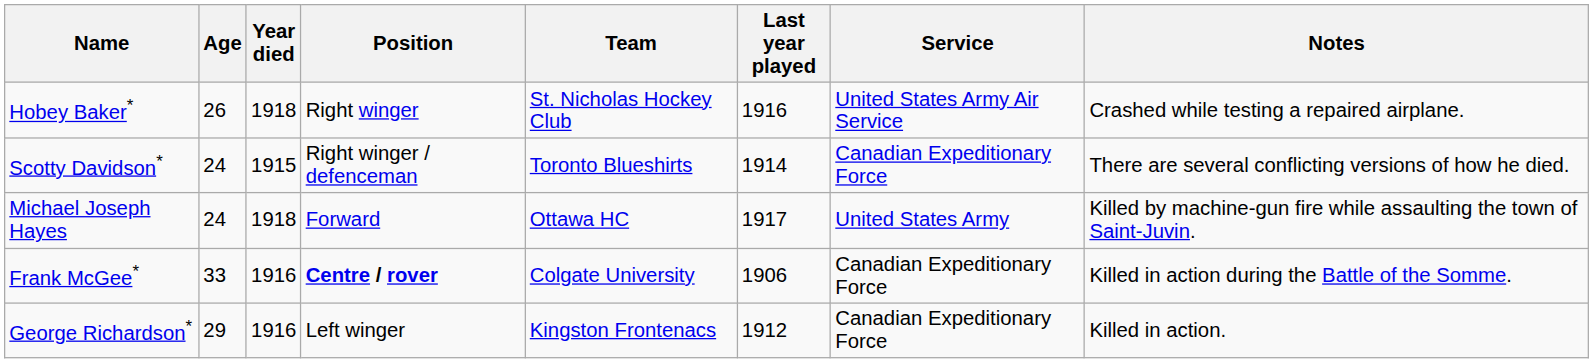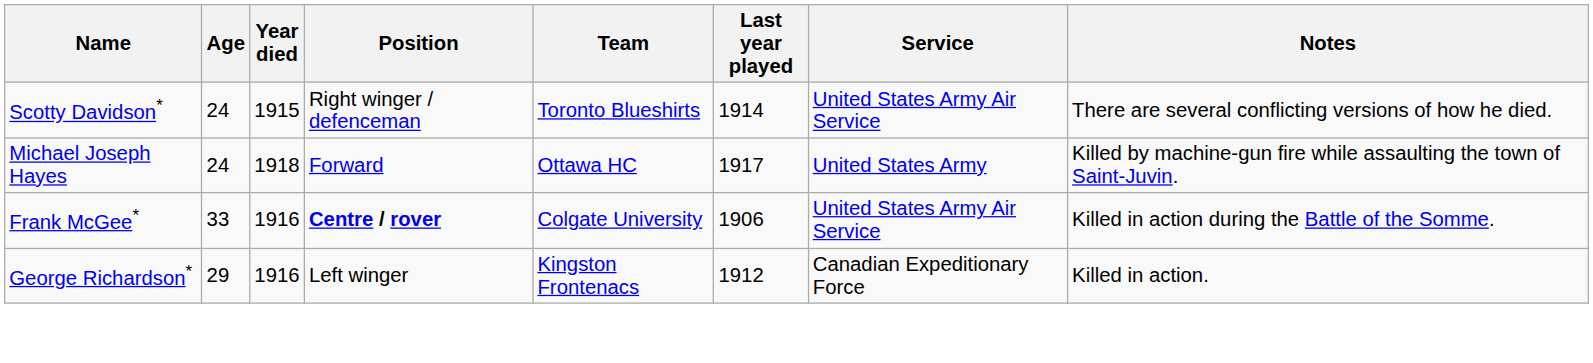- row: (71, 109)
(943, 165) Canadian Expeditionary Force -> (914, 109) United States Army Air Service
(943, 275) Canadian Expeditionary Force -> (914, 220) United States Army Air Service
